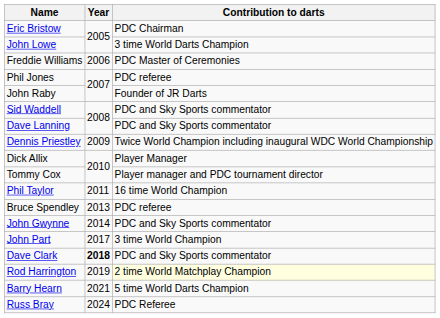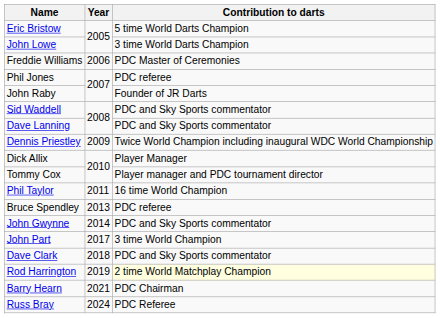(149, 28) PDC Chairman -> (182, 28) 5 time World Darts Champion
(98, 256) bold -> (98, 256) normal
(182, 288) 5 time World Darts Champion -> (149, 288) PDC Chairman
